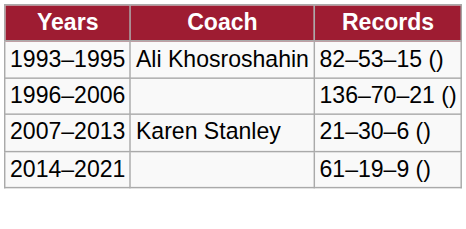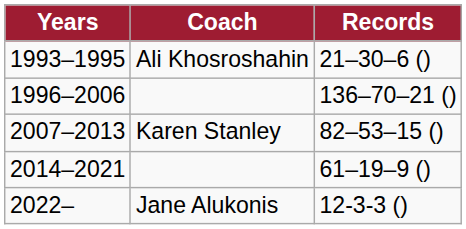(382, 59) 82–53–15 () -> (375, 59) 21–30–6 ()
(375, 132) 21–30–6 () -> (382, 132) 82–53–15 ()
+ row: (42, 205)
